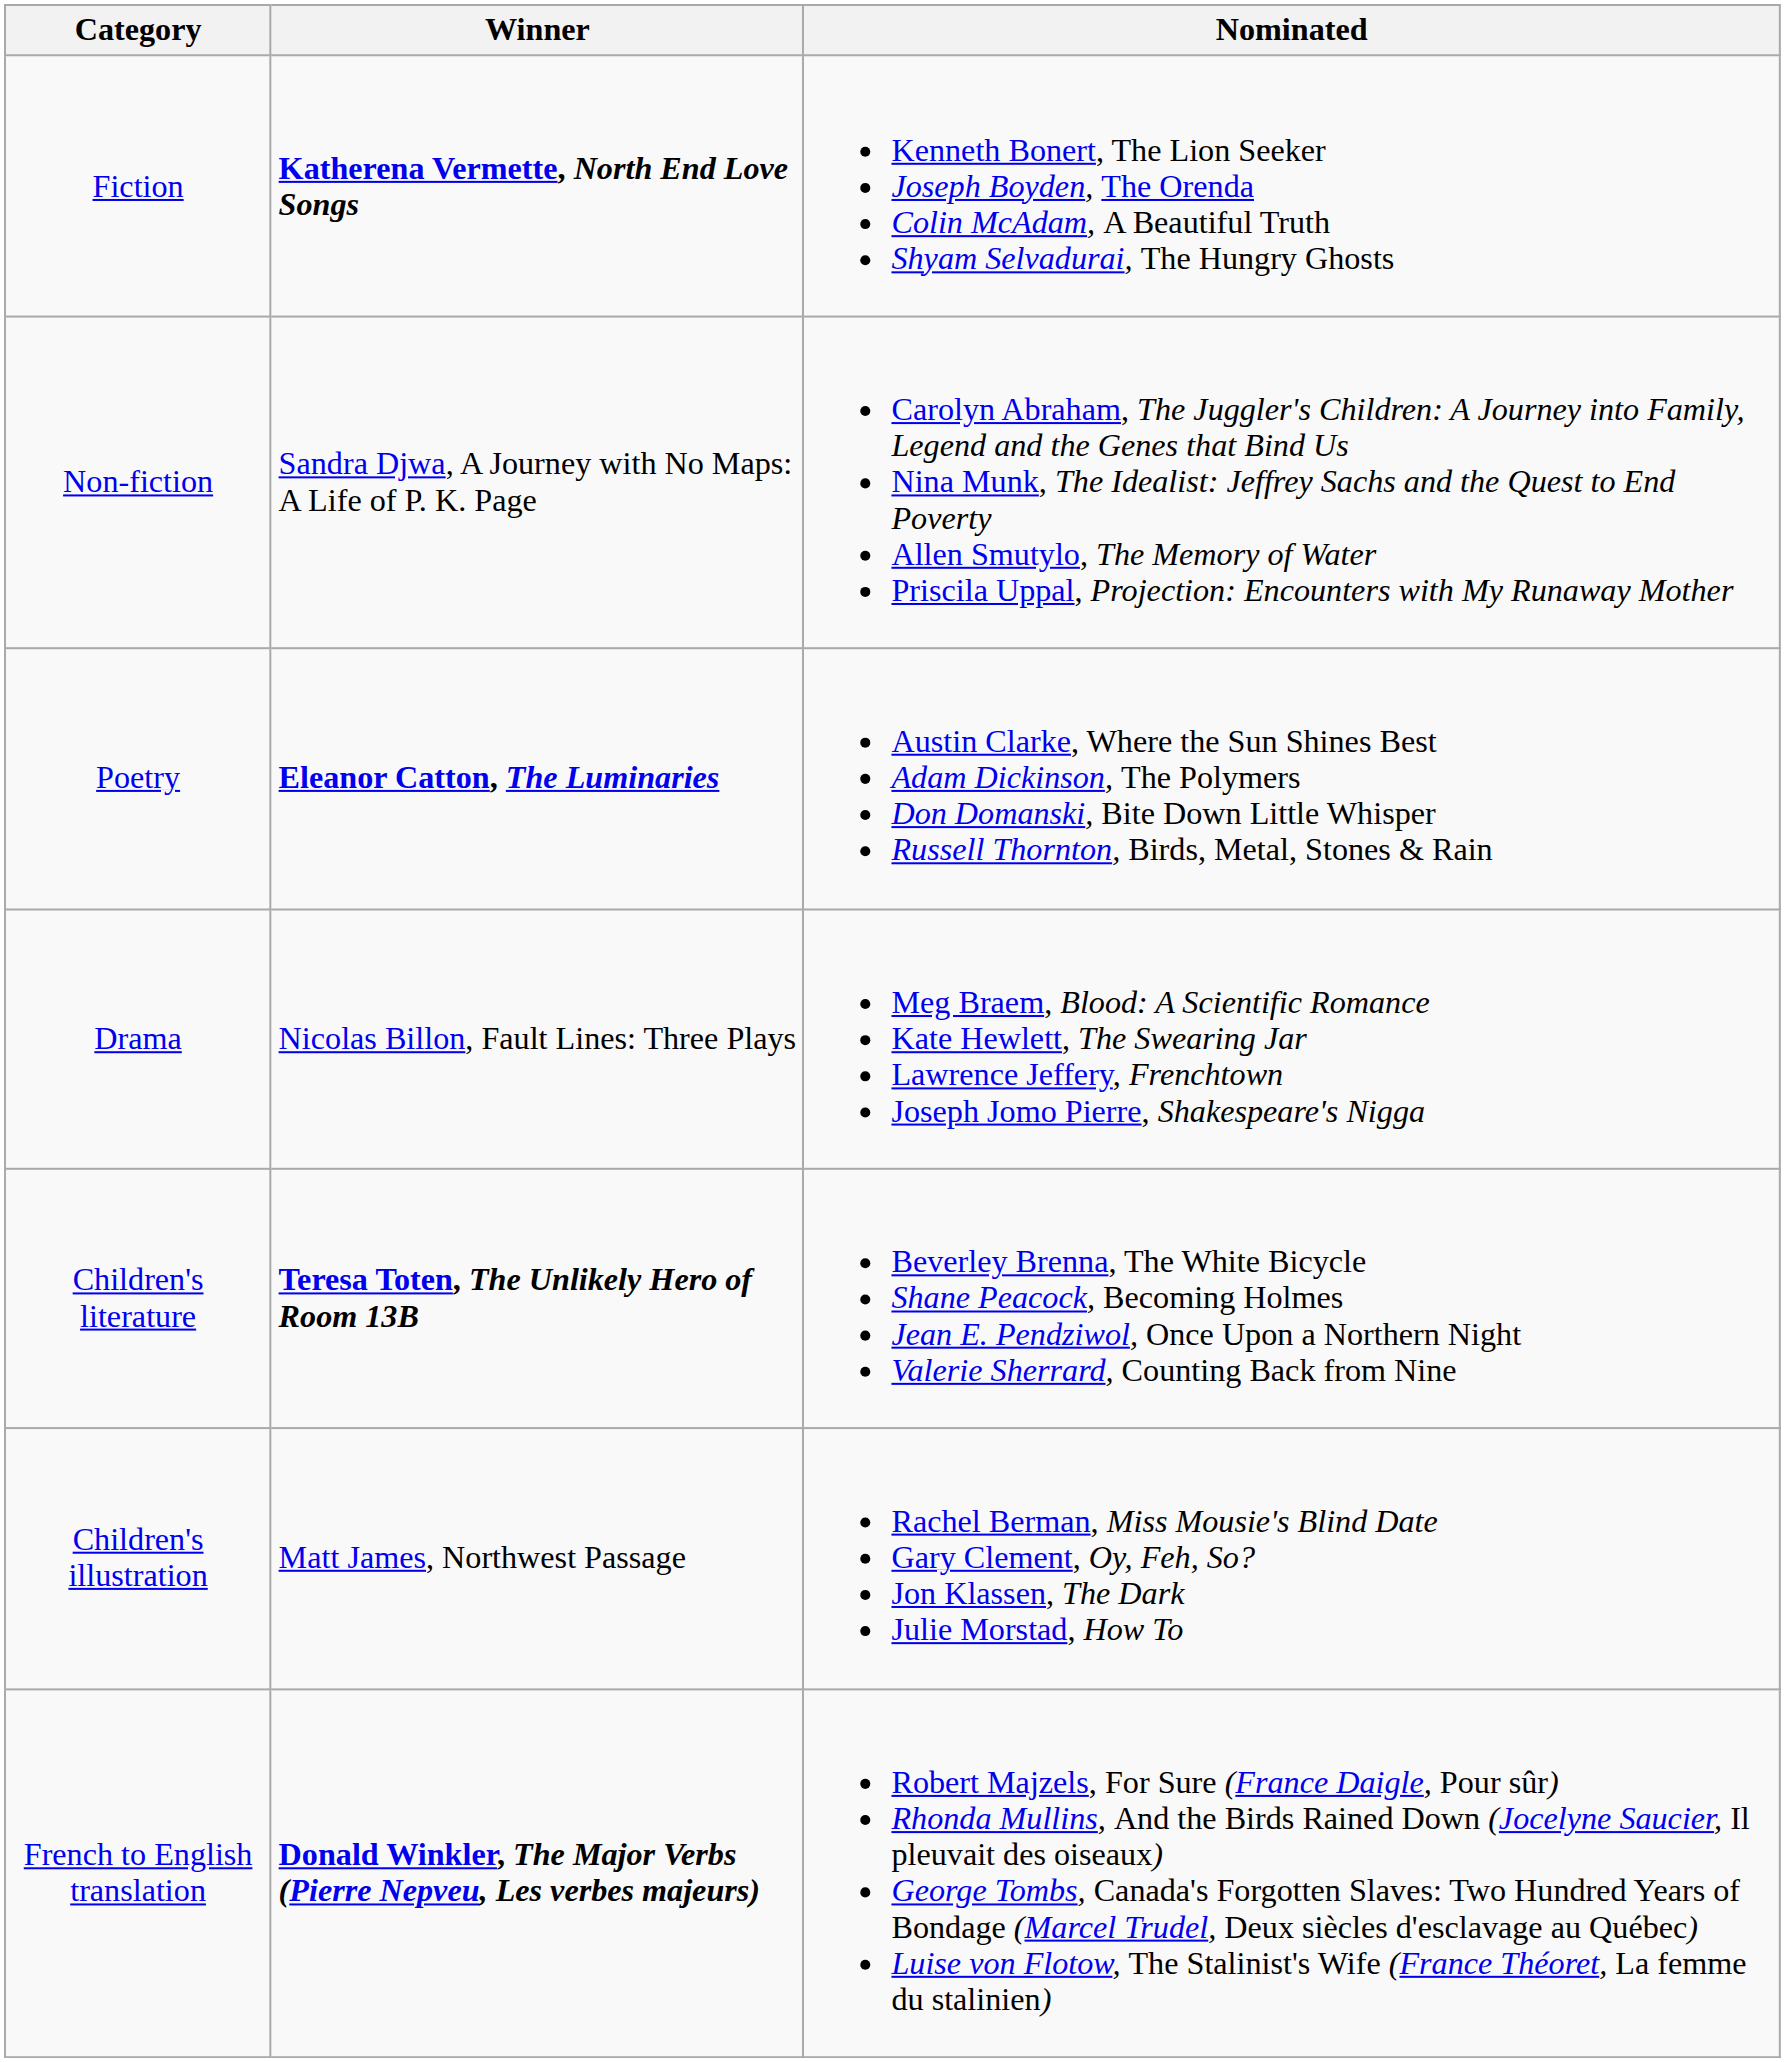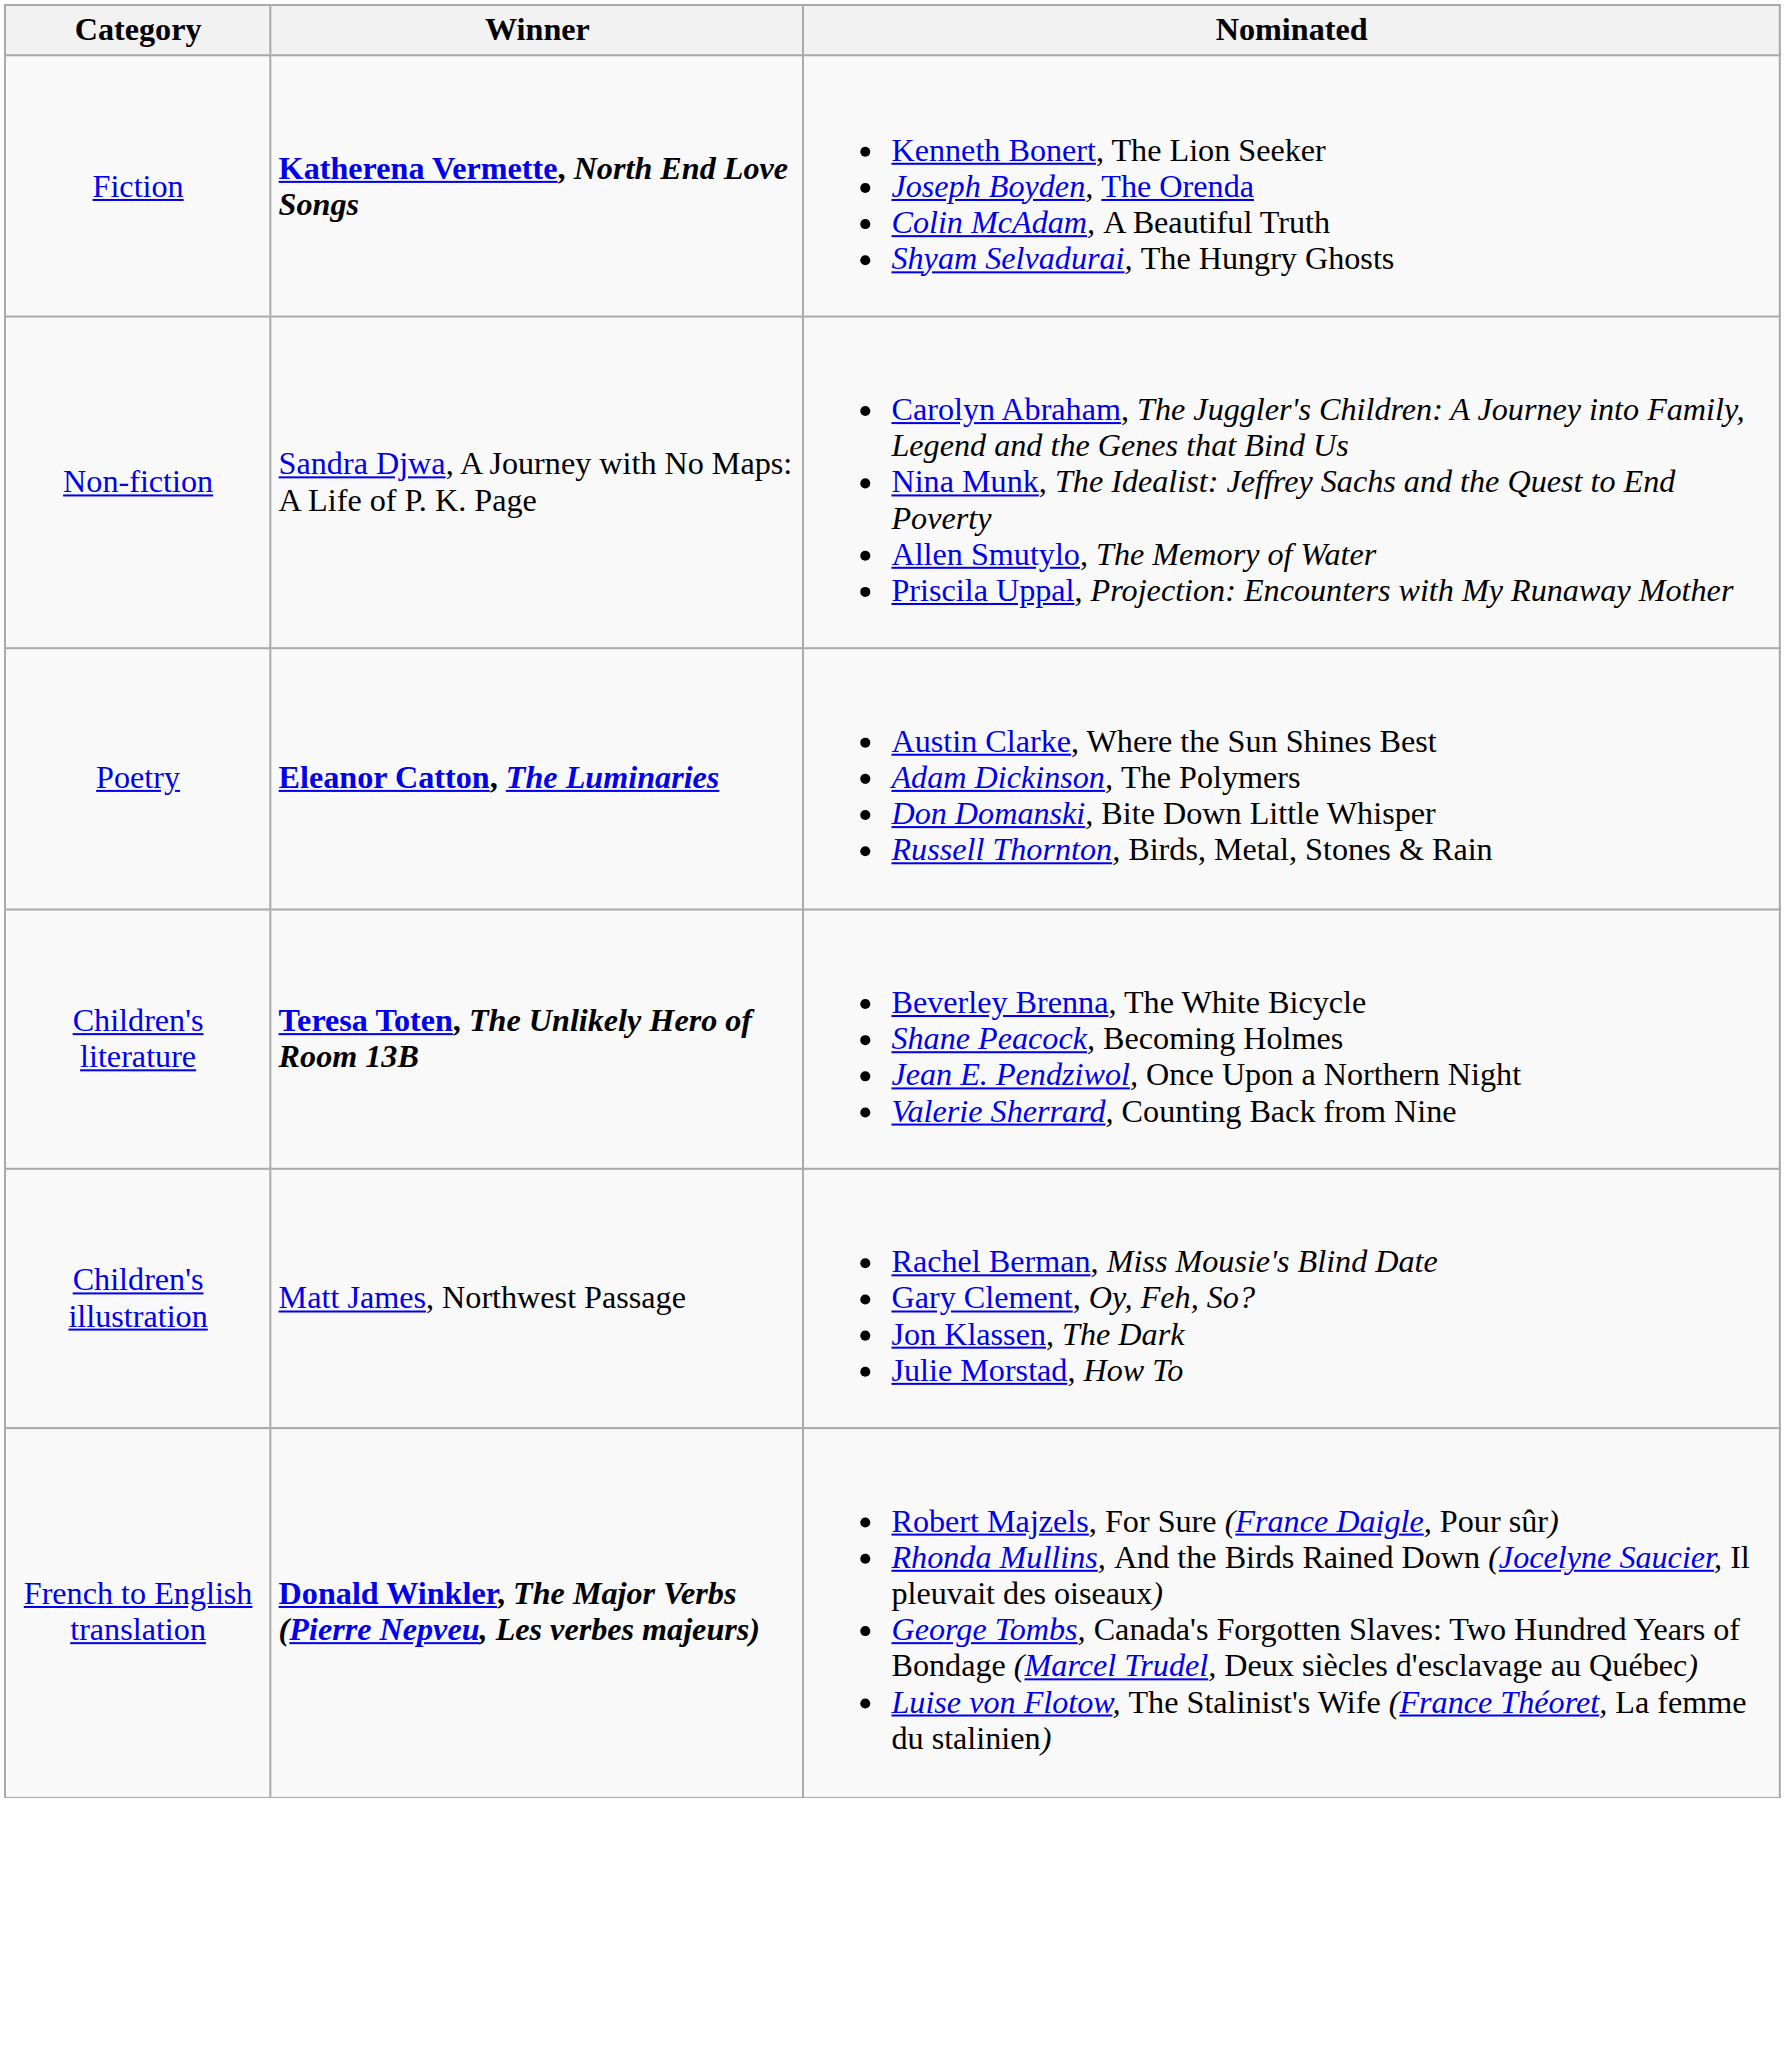- row: (138, 1038)
